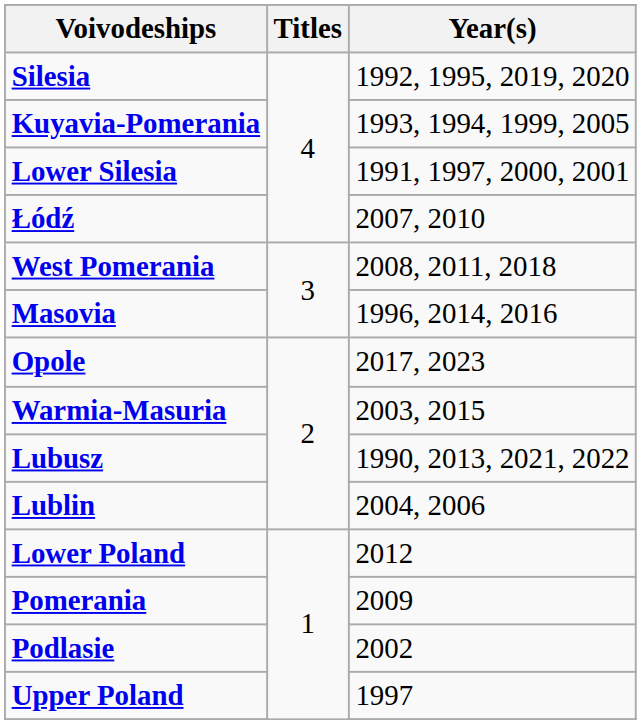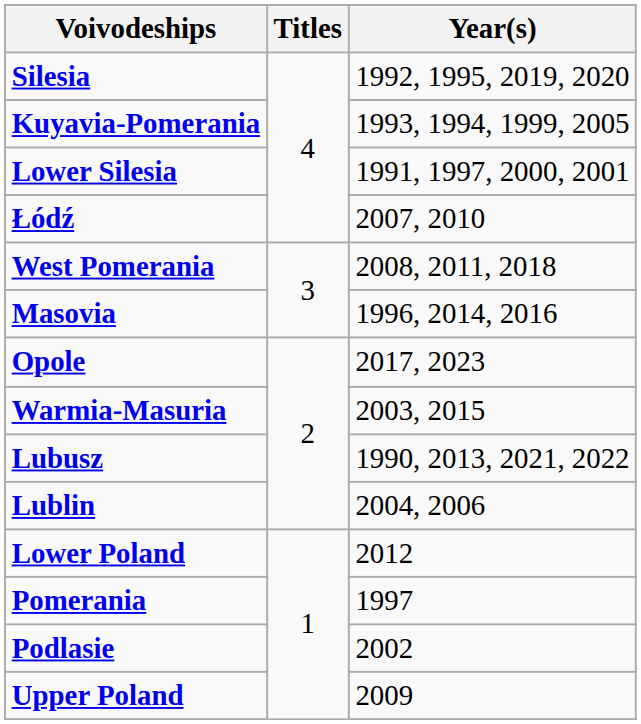(384, 599) 2009 -> (384, 599) 1997
(384, 695) 1997 -> (384, 695) 2009
